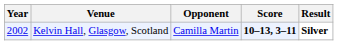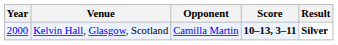(18, 31) 2002 -> (18, 31) 2000
